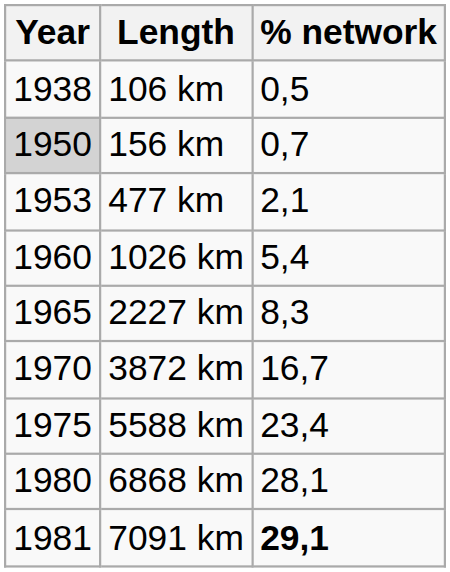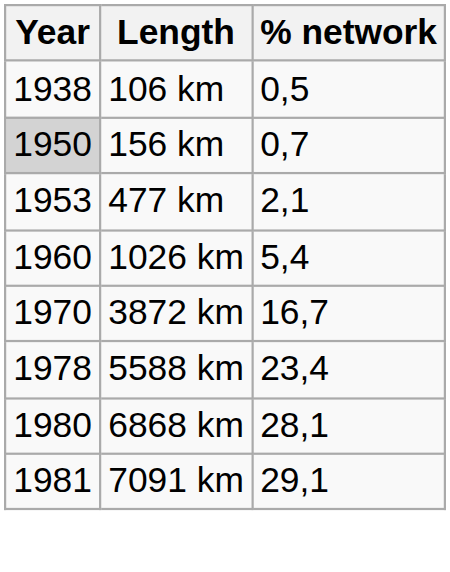- row: (176, 312)
(53, 425) 1975 -> (53, 369) 1978
(295, 537) bold -> (295, 481) normal
